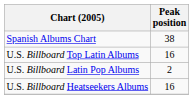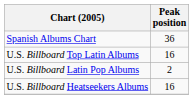(170, 39) 38 -> (170, 39) 36
